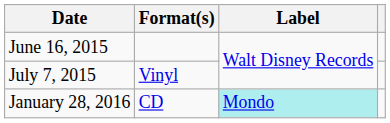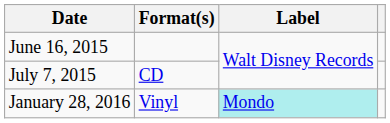(158, 74) Vinyl -> (151, 74) CD
(151, 103) CD -> (158, 103) Vinyl
